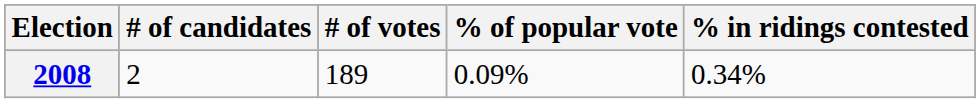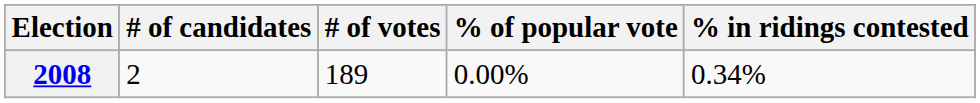(491, 73) 0.09% -> (491, 73) 0.00%
